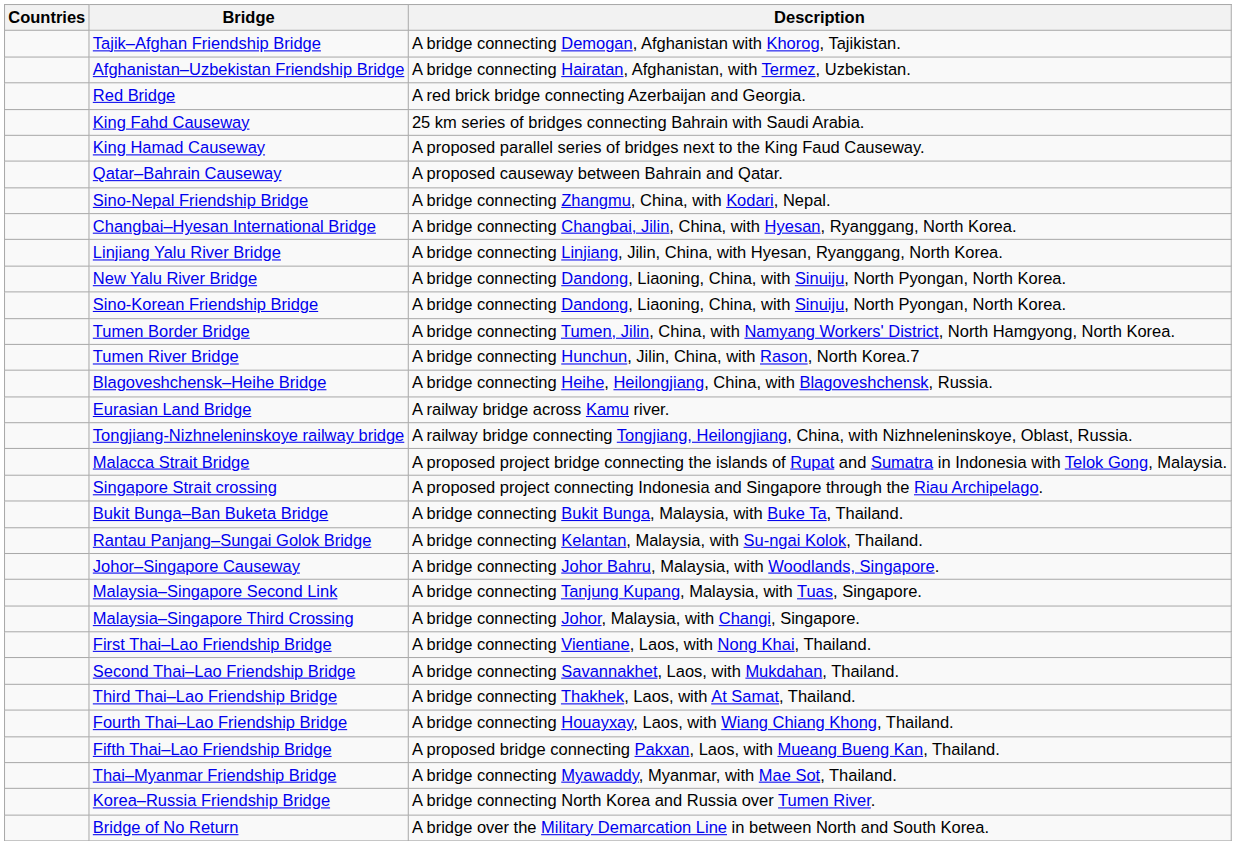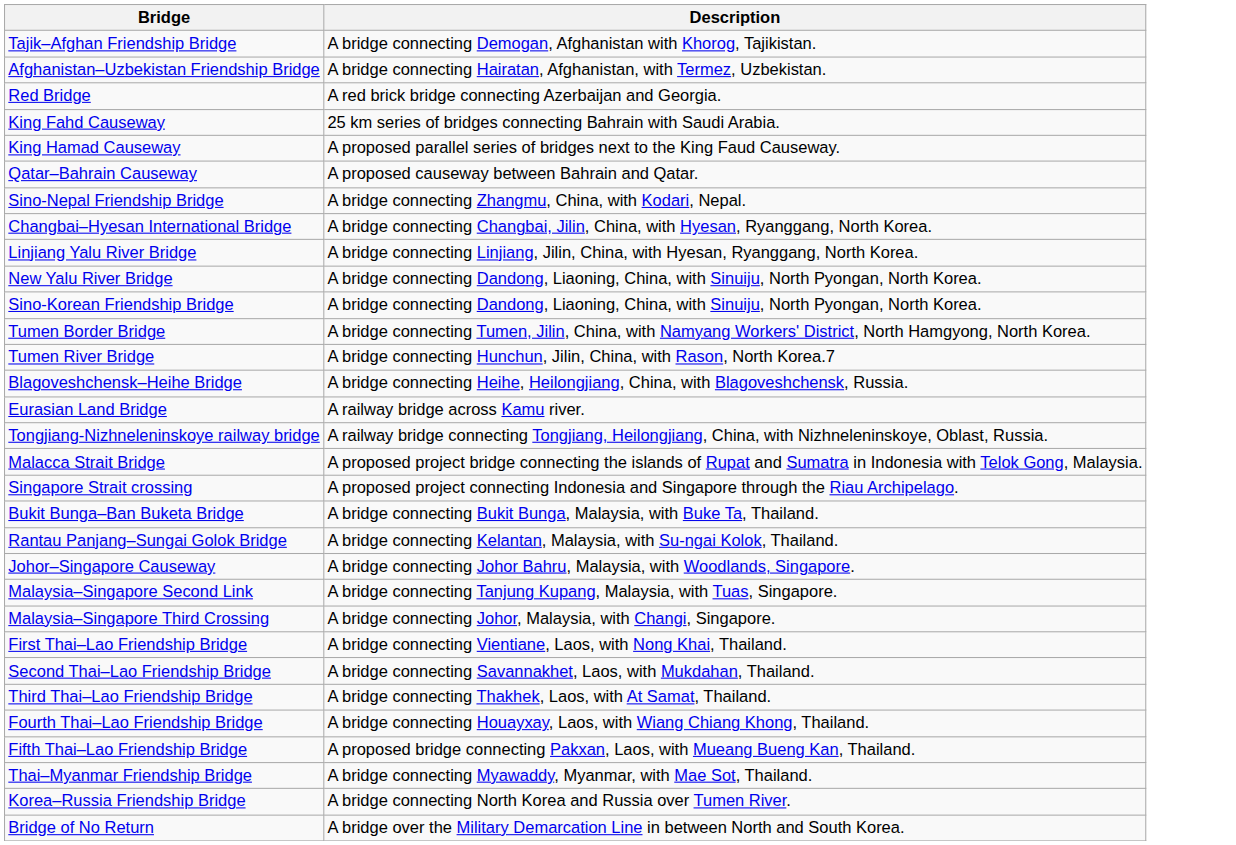- column: (47, 17)
